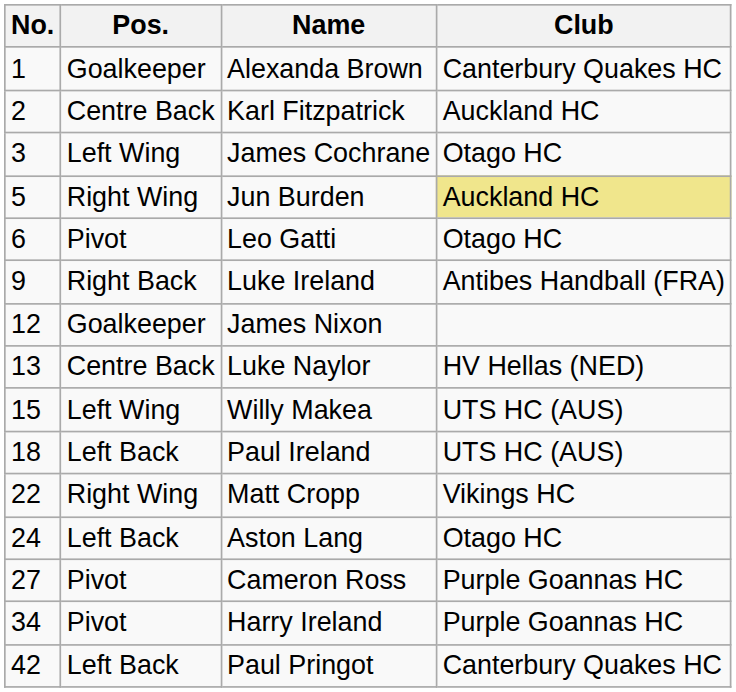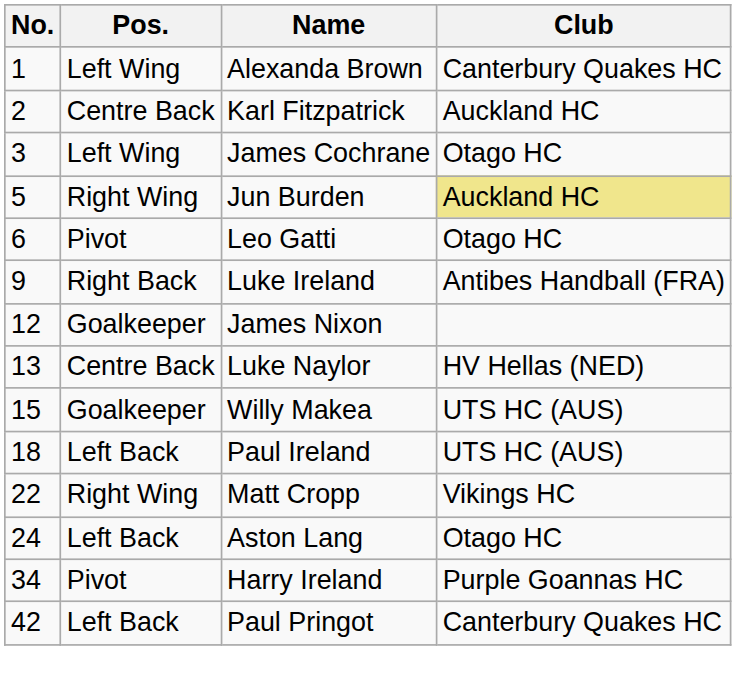(136, 68) Goalkeeper -> (124, 68) Left Wing
(124, 409) Left Wing -> (136, 409) Goalkeeper
- row: (317, 580)
